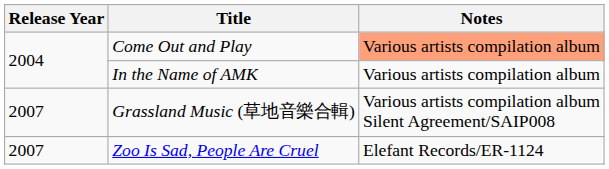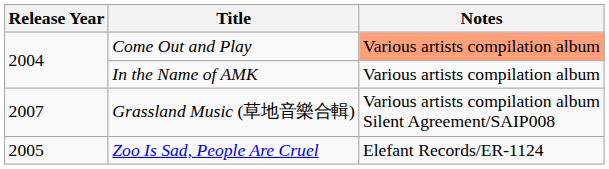(26, 149) 2007 -> (26, 149) 2005
